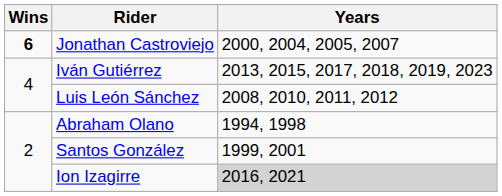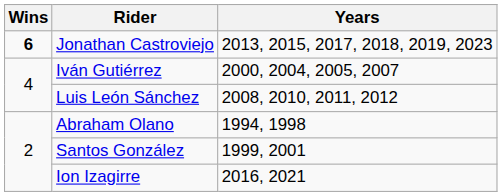(310, 44) 2000, 2004, 2005, 2007 -> (357, 44) 2013, 2015, 2017, 2018, 2019, 2023
(357, 71) 2013, 2015, 2017, 2018, 2019, 2023 -> (310, 71) 2000, 2004, 2005, 2007
(264, 177) lightgrey background -> (264, 177) no background
